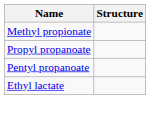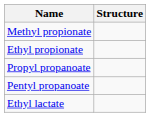+ row: (45, 49)
